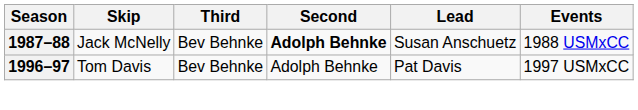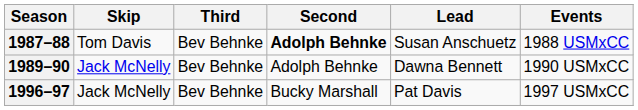(124, 42) Jack McNelly -> (114, 42) Tom Davis
+ row: (39, 67)
(114, 67) Tom Davis -> (124, 92) Jack McNelly
(324, 67) Adolph Behnke -> (324, 92) Bucky Marshall
